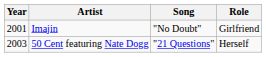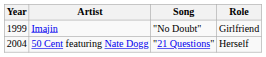(17, 28) 2001 -> (17, 28) 1999
(17, 44) 2003 -> (17, 44) 2004
